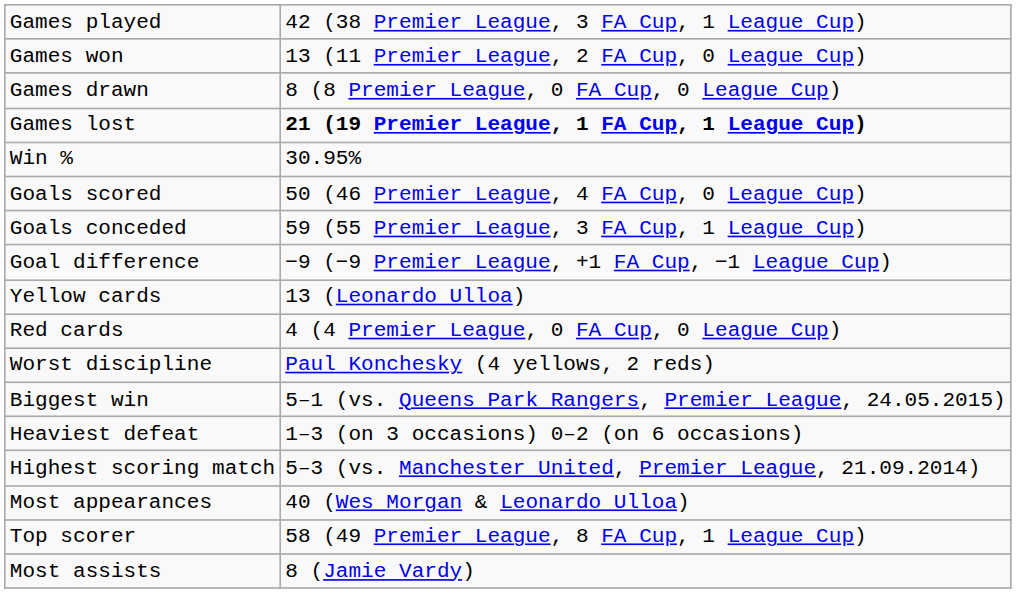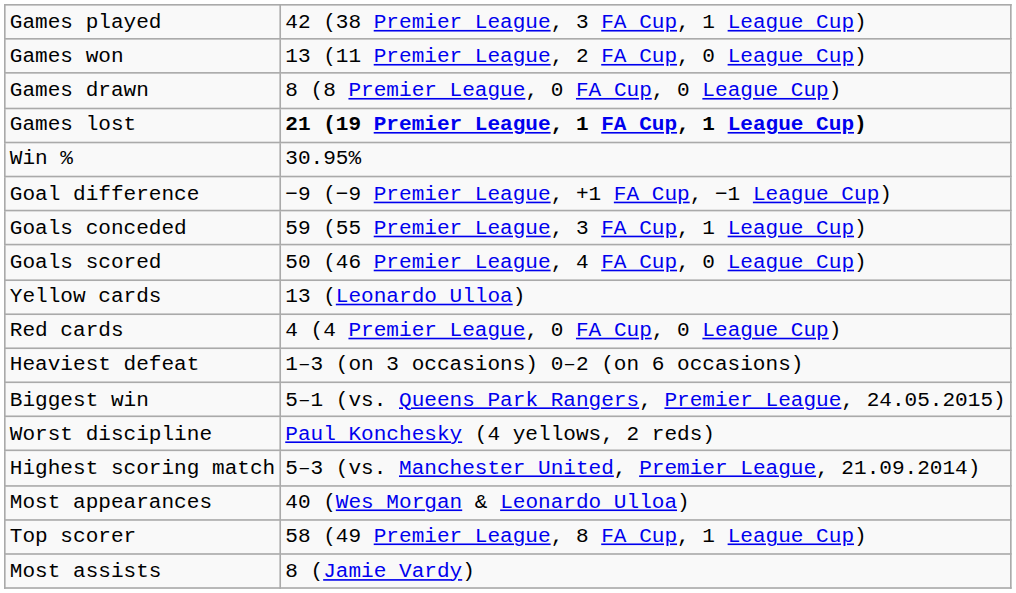rows swapped: (86, 194) <-> (105, 262)
rows swapped: (111, 365) <-> (105, 434)
